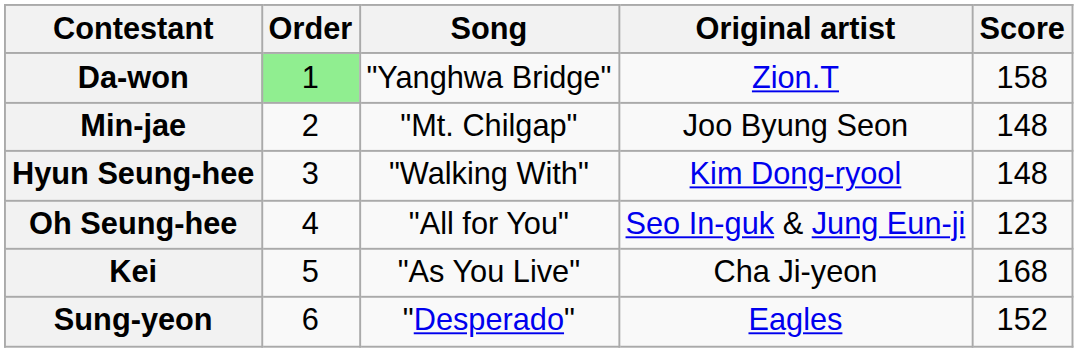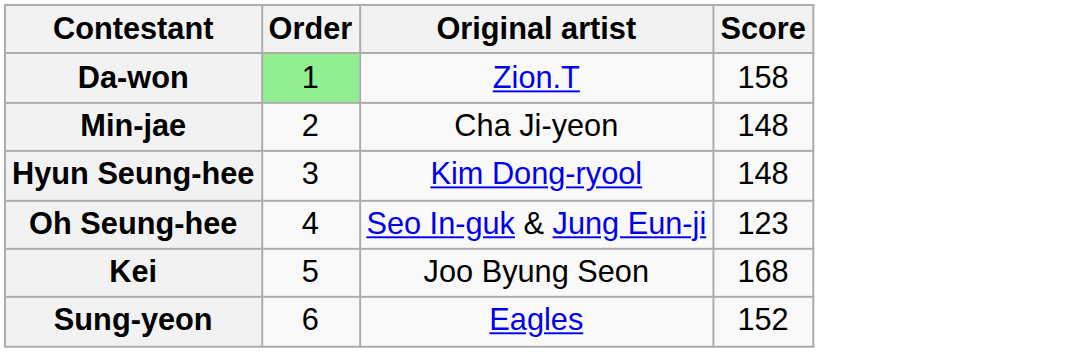- column: (489, 28)
(795, 126) Joo Byung Seon -> (536, 126) Cha Ji-yeon
(795, 272) Cha Ji-yeon -> (536, 272) Joo Byung Seon
